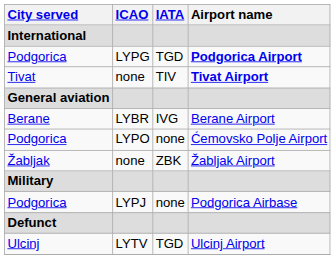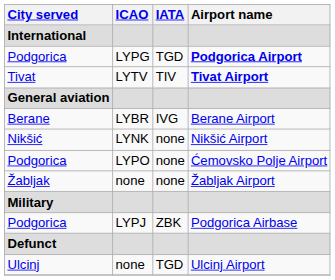(130, 77) none -> (131, 77) LYTV
+ row: (25, 139)
(168, 160) ZBK -> (170, 181) none
(170, 202) none -> (168, 222) ZBK
(131, 243) LYTV -> (130, 264) none
